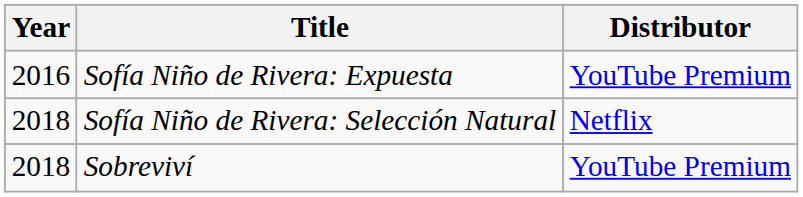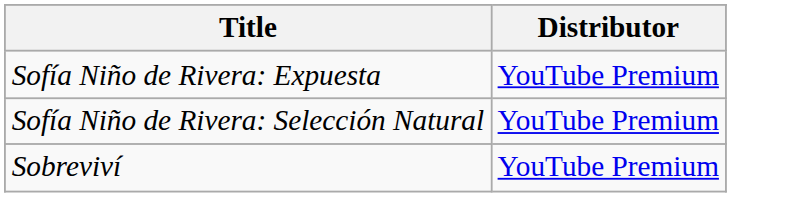- column: (41, 27)
(611, 120) Netflix -> (608, 120) YouTube Premium
